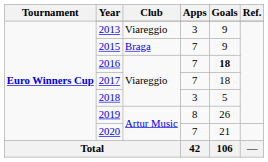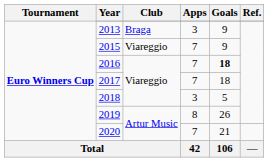(146, 30) Viareggio -> (138, 30) Braga
(138, 47) Braga -> (146, 47) Viareggio
